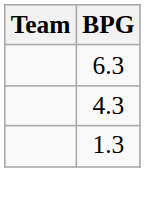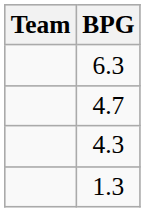+ row: (108, 105)
